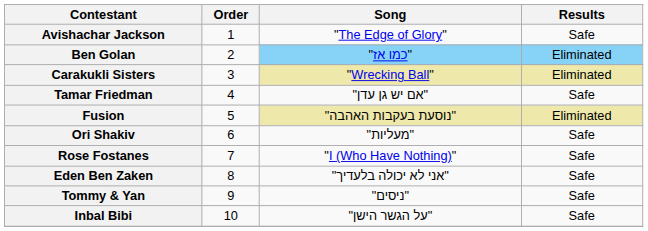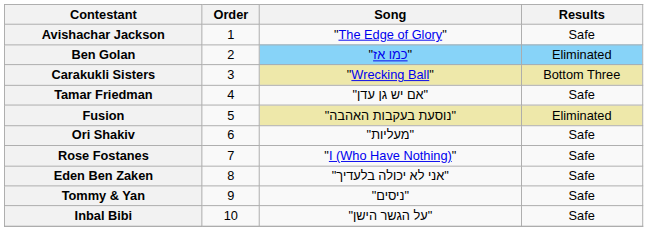(582, 75) Eliminated -> (582, 75) Bottom Three
